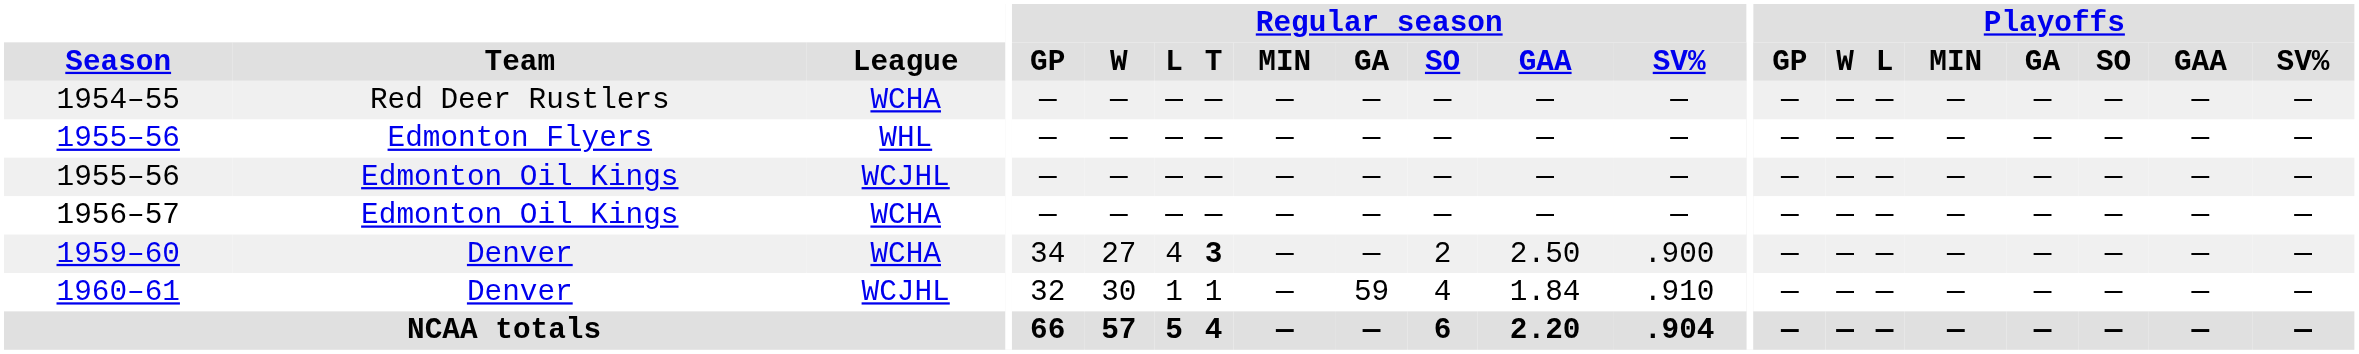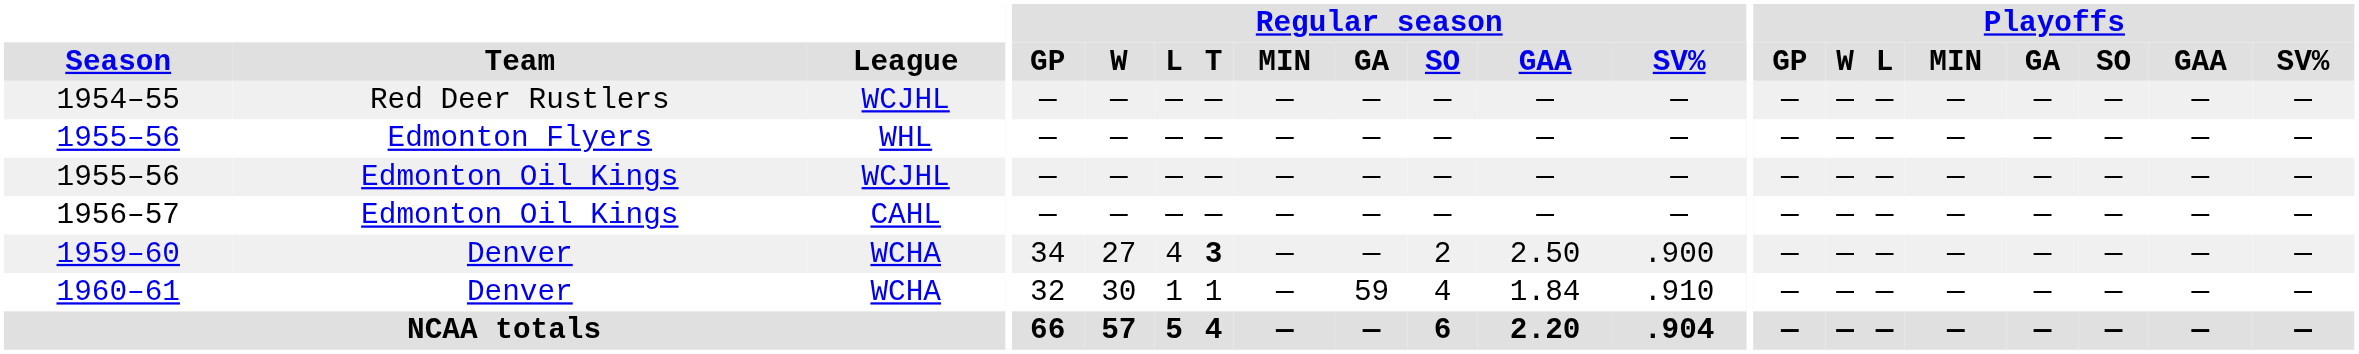(906, 100) WCHA -> (906, 100) WCJHL
(906, 215) WCHA -> (906, 215) CAHL
(906, 292) WCJHL -> (906, 292) WCHA
